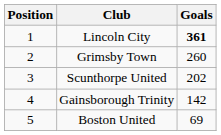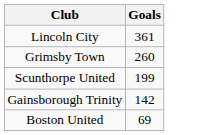- column: (30, 15)
(196, 36) bold -> (145, 36) normal
(196, 78) 202 -> (145, 78) 199
